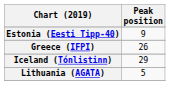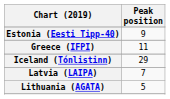(143, 47) 26 -> (143, 47) 11
+ row: (63, 74)
